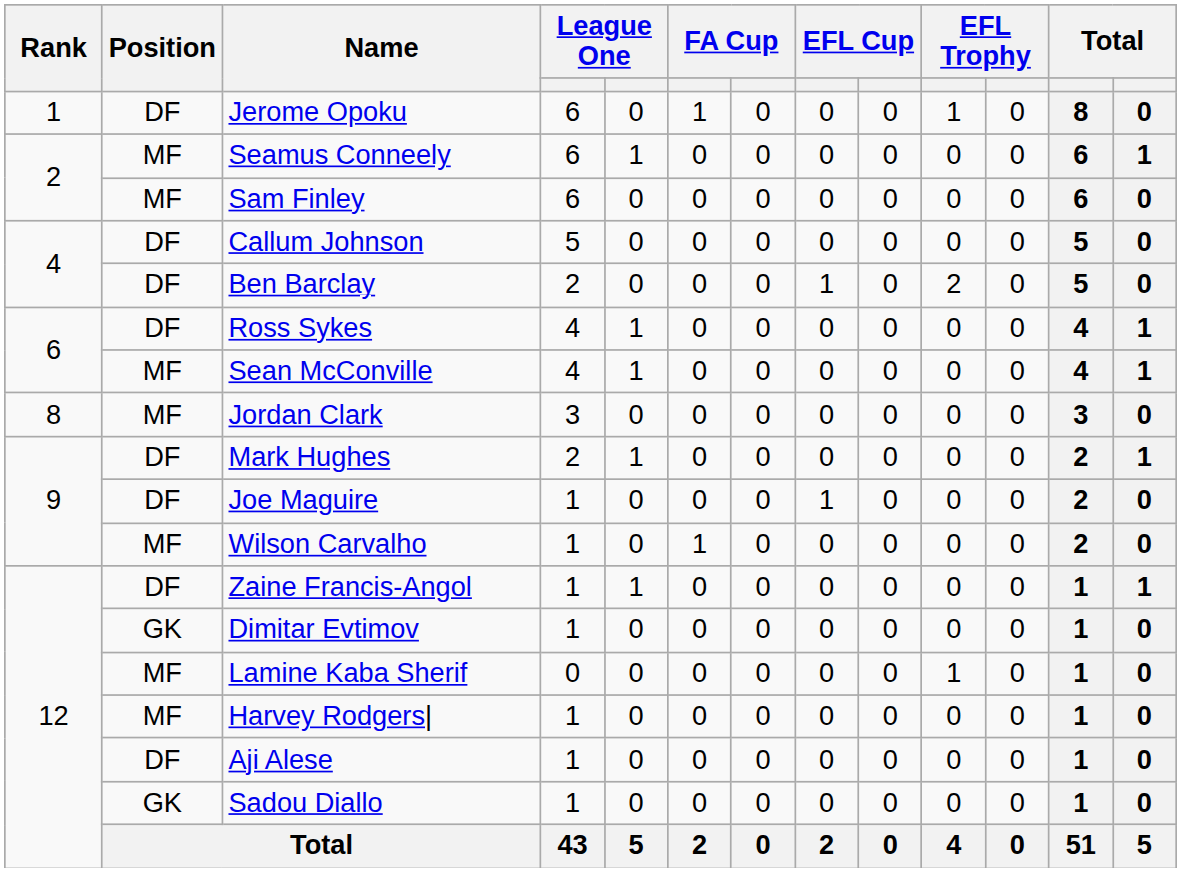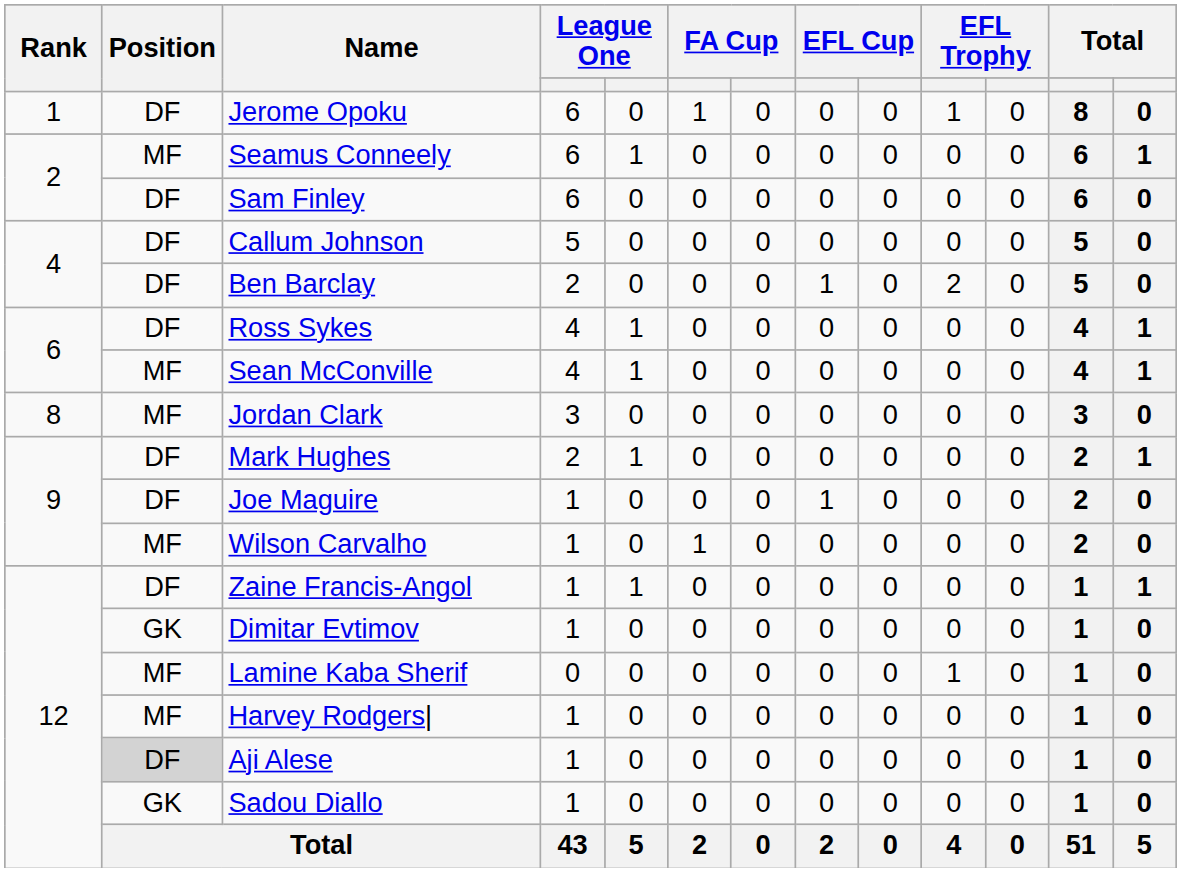(162, 198) MF -> (162, 198) DF
(162, 759) no background -> (162, 759) lightgrey background
